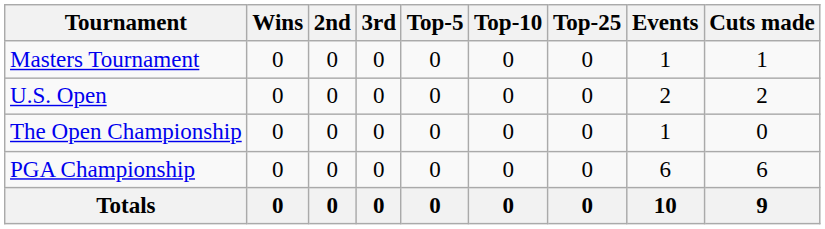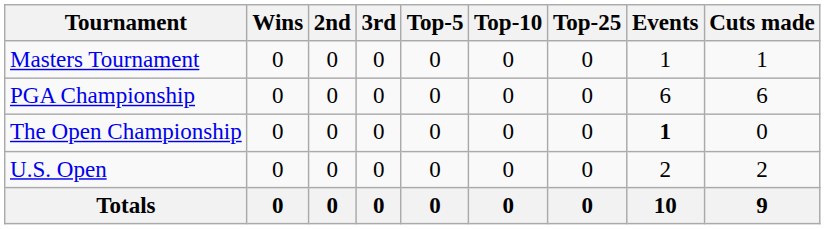rows swapped: (58, 95) <-> (103, 168)
(665, 132) normal -> (665, 132) bold
